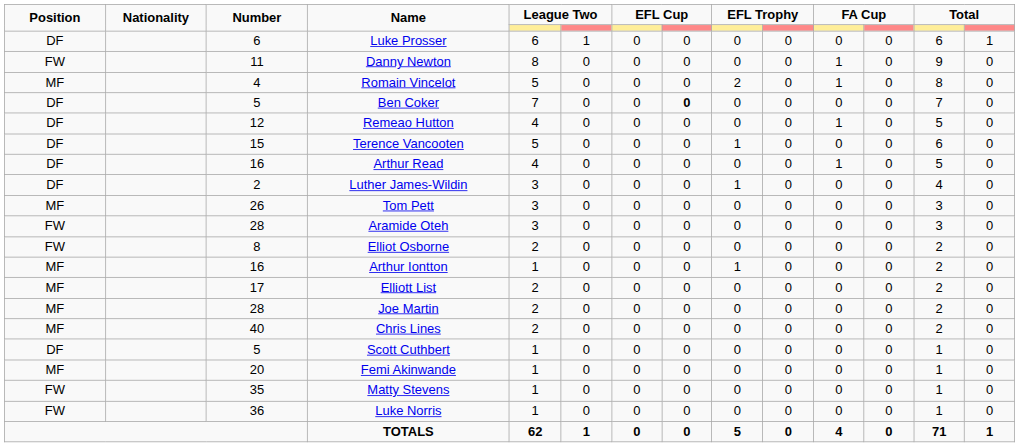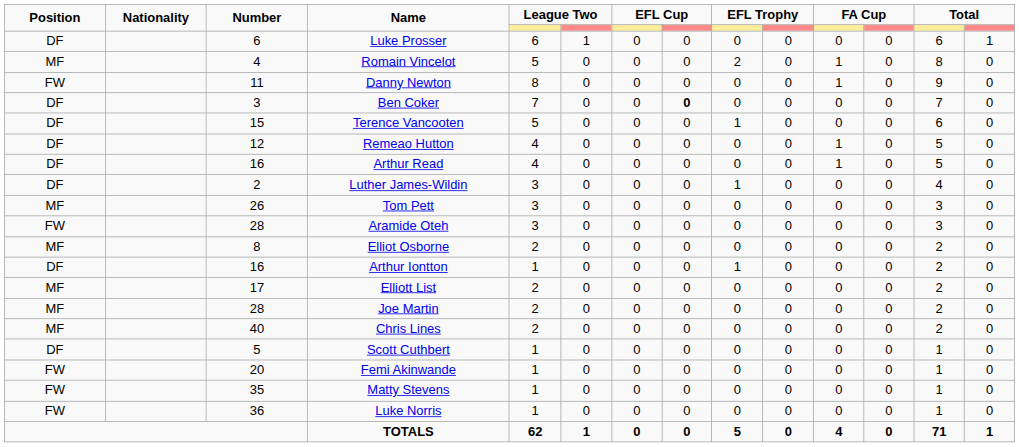rows swapped: (408, 61) <-> (408, 82)
(257, 102) 5 -> (257, 102) 3
rows swapped: (408, 144) <-> (408, 123)
(55, 246) FW -> (55, 246) MF
(55, 267) MF -> (55, 267) DF
(55, 370) MF -> (55, 370) FW
